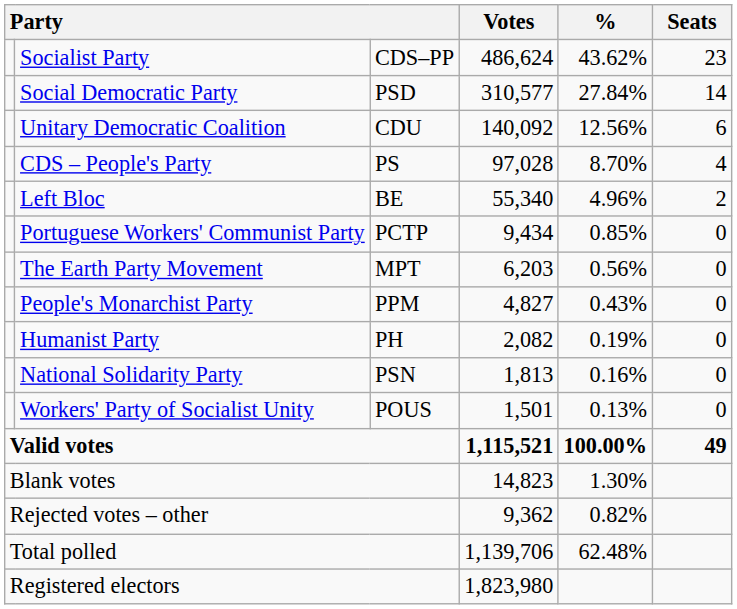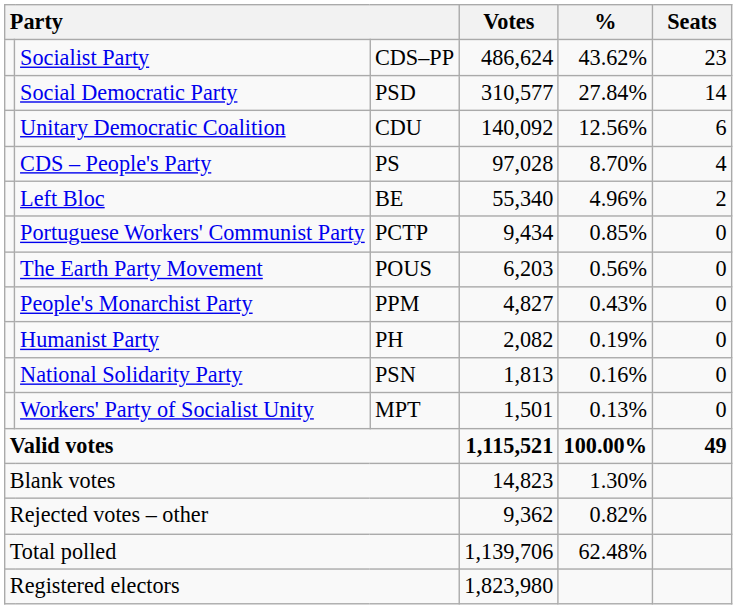(398, 269) MPT -> (403, 269) POUS
(403, 410) POUS -> (398, 410) MPT
